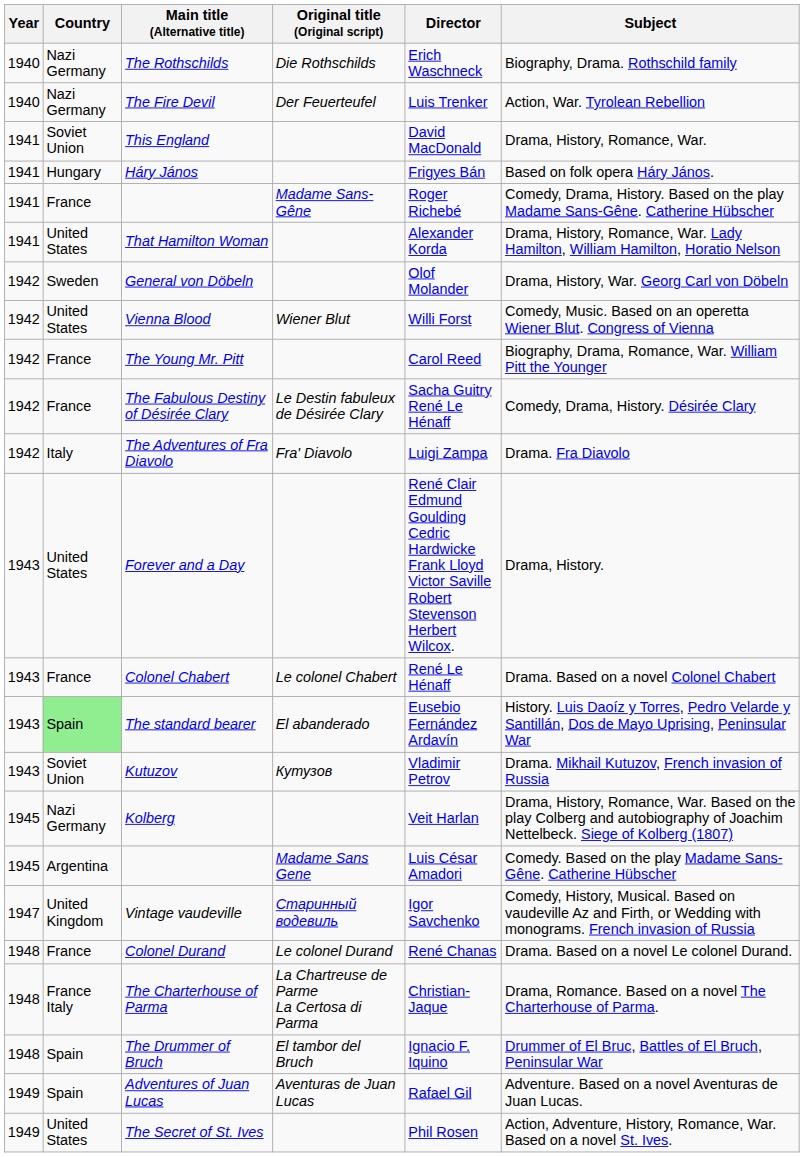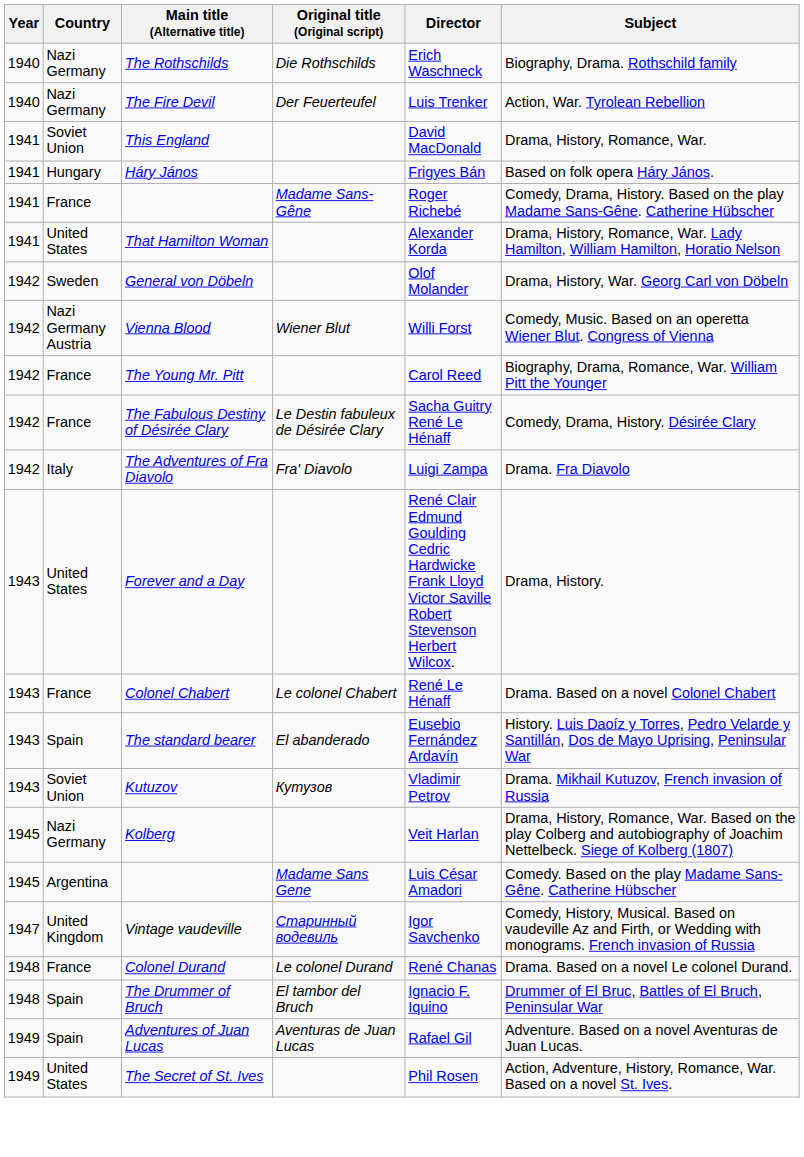(67, 320) United States -> (76, 328) Nazi Germany Austria
(65, 724) lightgreen background -> (65, 740) no background
- row: (191, 999)
